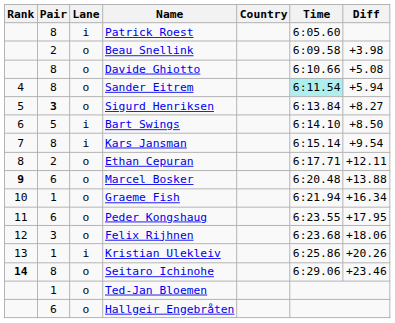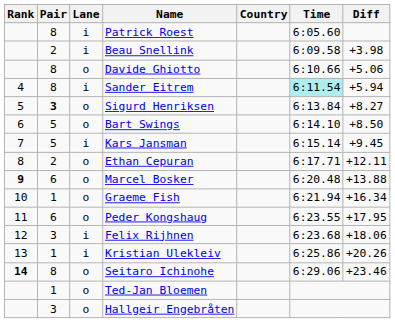(86, 51) o -> (86, 51) i
(366, 69) +5.08 -> (366, 69) +5.06
(86, 87) o -> (86, 87) i
(86, 124) i -> (86, 124) o
(53, 143) 8 -> (53, 143) 5
(366, 143) +9.54 -> (366, 143) +9.45
(86, 235) o -> (86, 235) i
(53, 309) 6 -> (53, 309) 3
